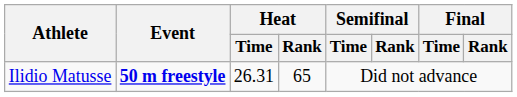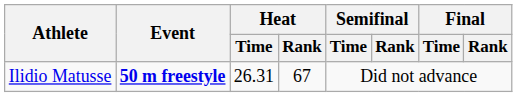(302, 76) 65 -> (302, 76) 67
